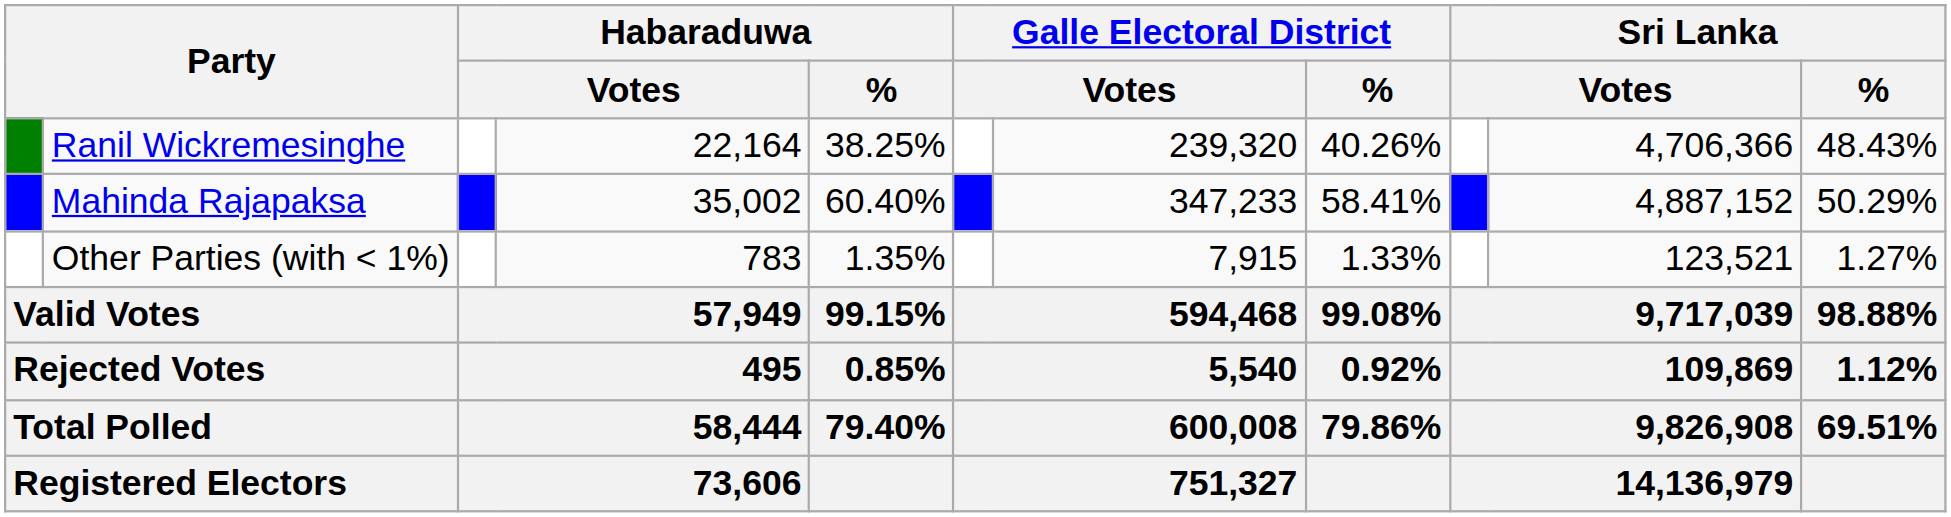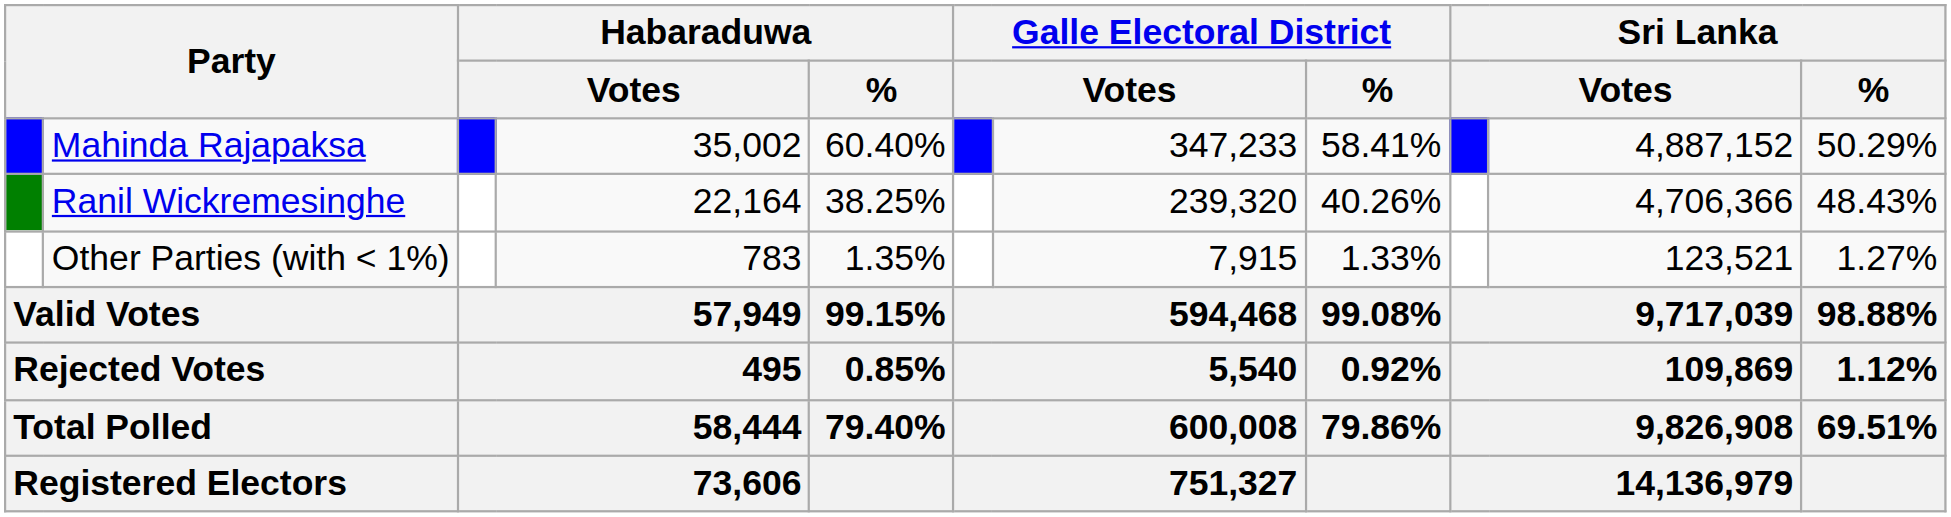rows swapped: (209, 201) <-> (229, 145)
